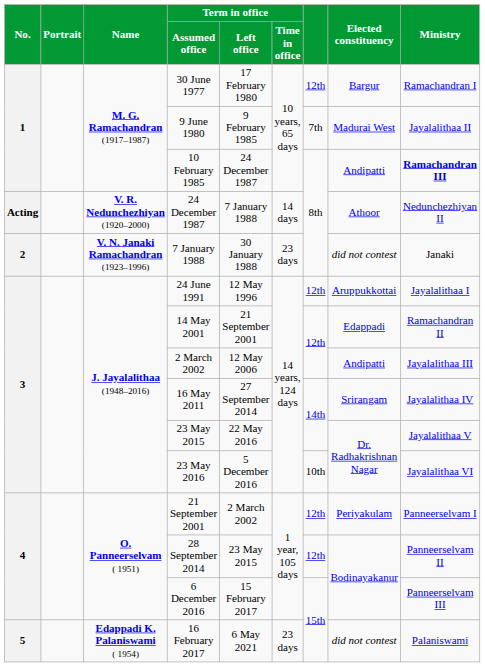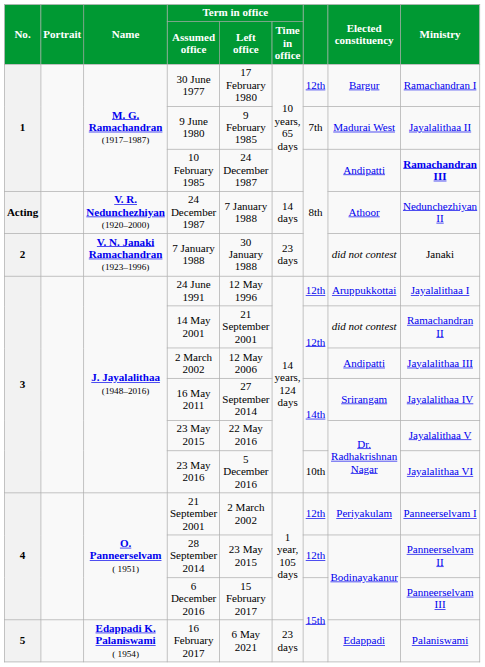(364, 327) Edappadi -> (364, 327) did not contest
(364, 641) did not contest -> (364, 641) Edappadi
